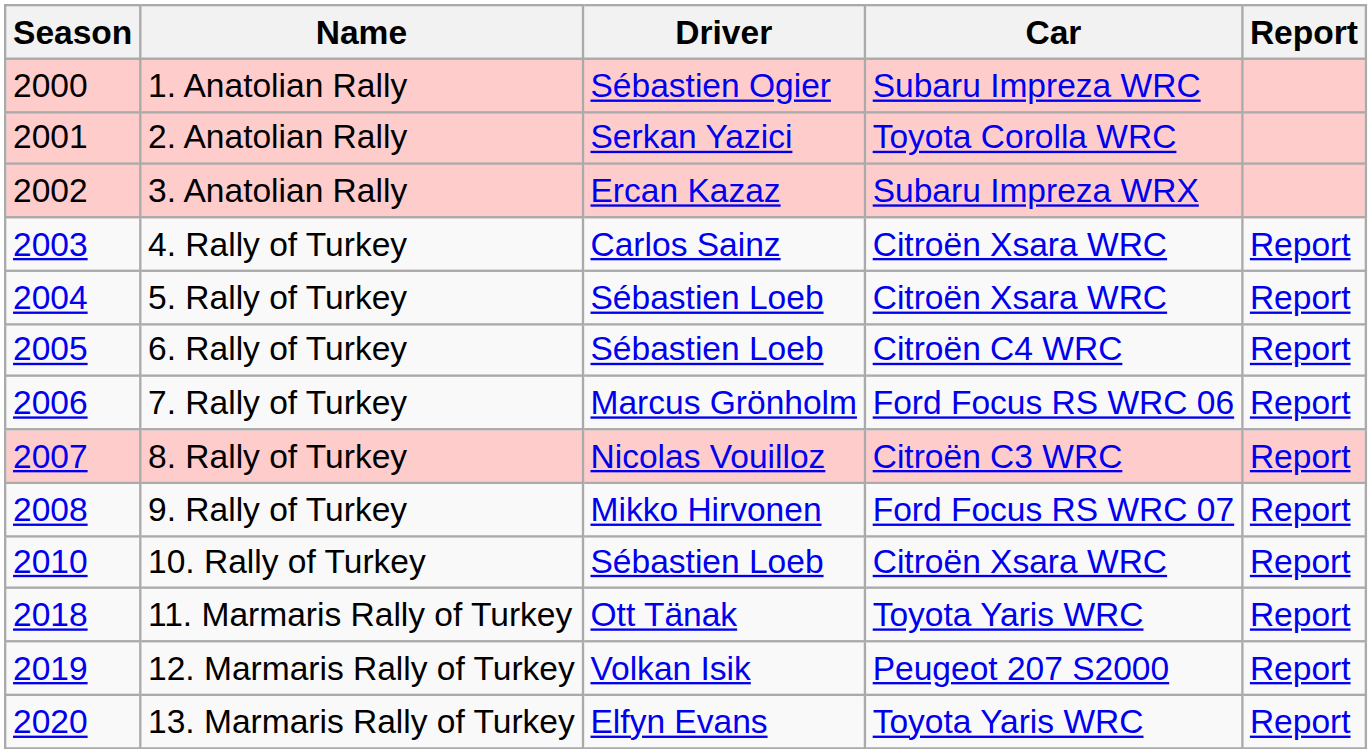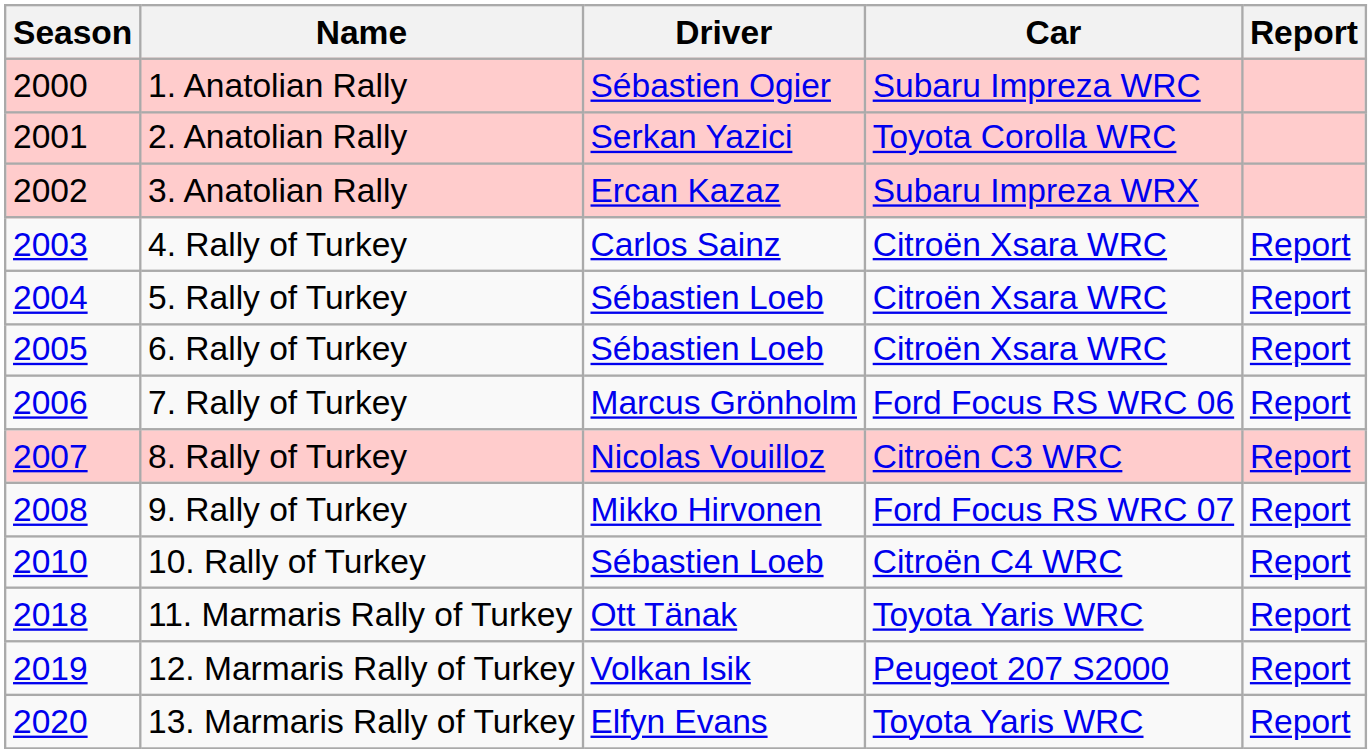(998, 350) Citroën C4 WRC -> (1020, 350) Citroën Xsara WRC
(1020, 562) Citroën Xsara WRC -> (998, 562) Citroën C4 WRC
